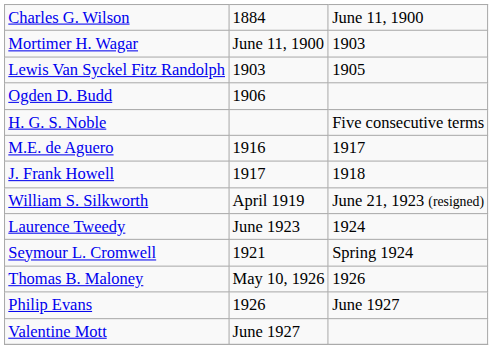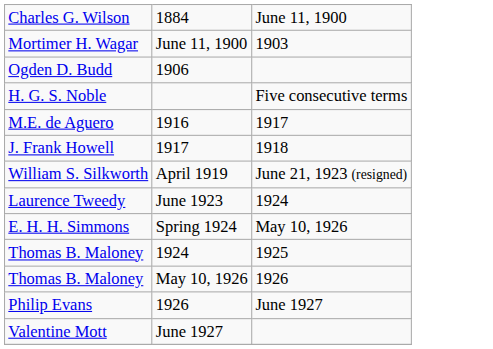- row: (117, 69)
- row: (82, 252)
+ row: (69, 226)
+ row: (76, 252)
